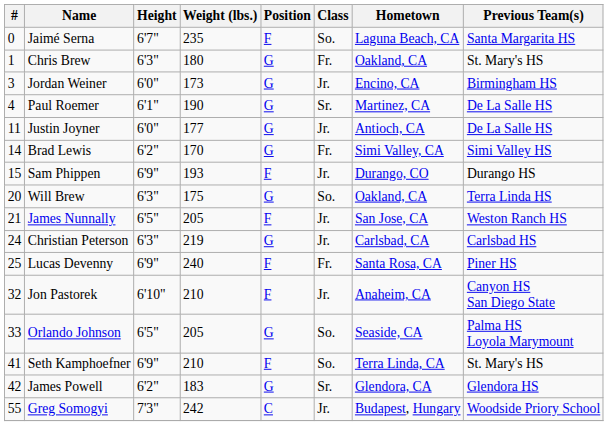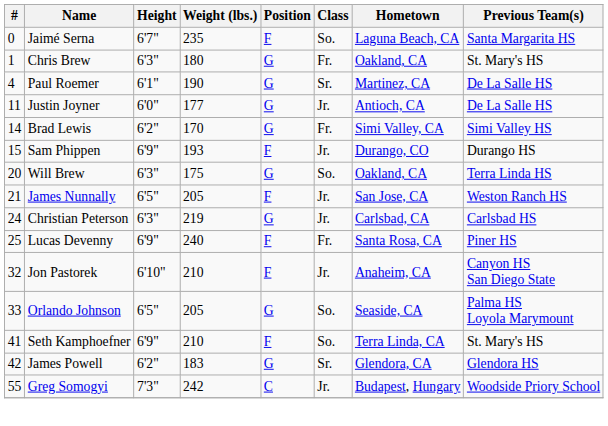- row: (67, 83)
